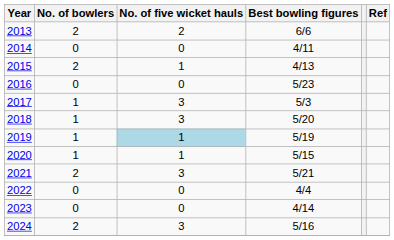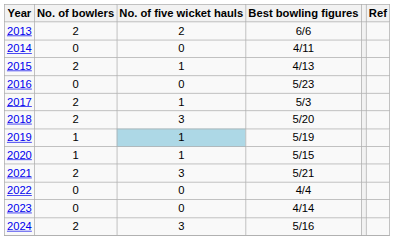(76, 102) 1 -> (76, 102) 2
(181, 102) 3 -> (181, 102) 1
(76, 119) 1 -> (76, 119) 2
